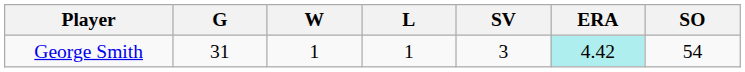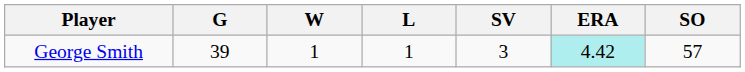(220, 50) 31 -> (220, 50) 39
(692, 50) 54 -> (692, 50) 57
